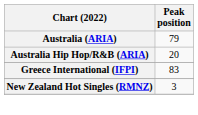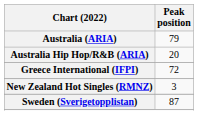(174, 70) 83 -> (174, 70) 72
+ row: (80, 102)
